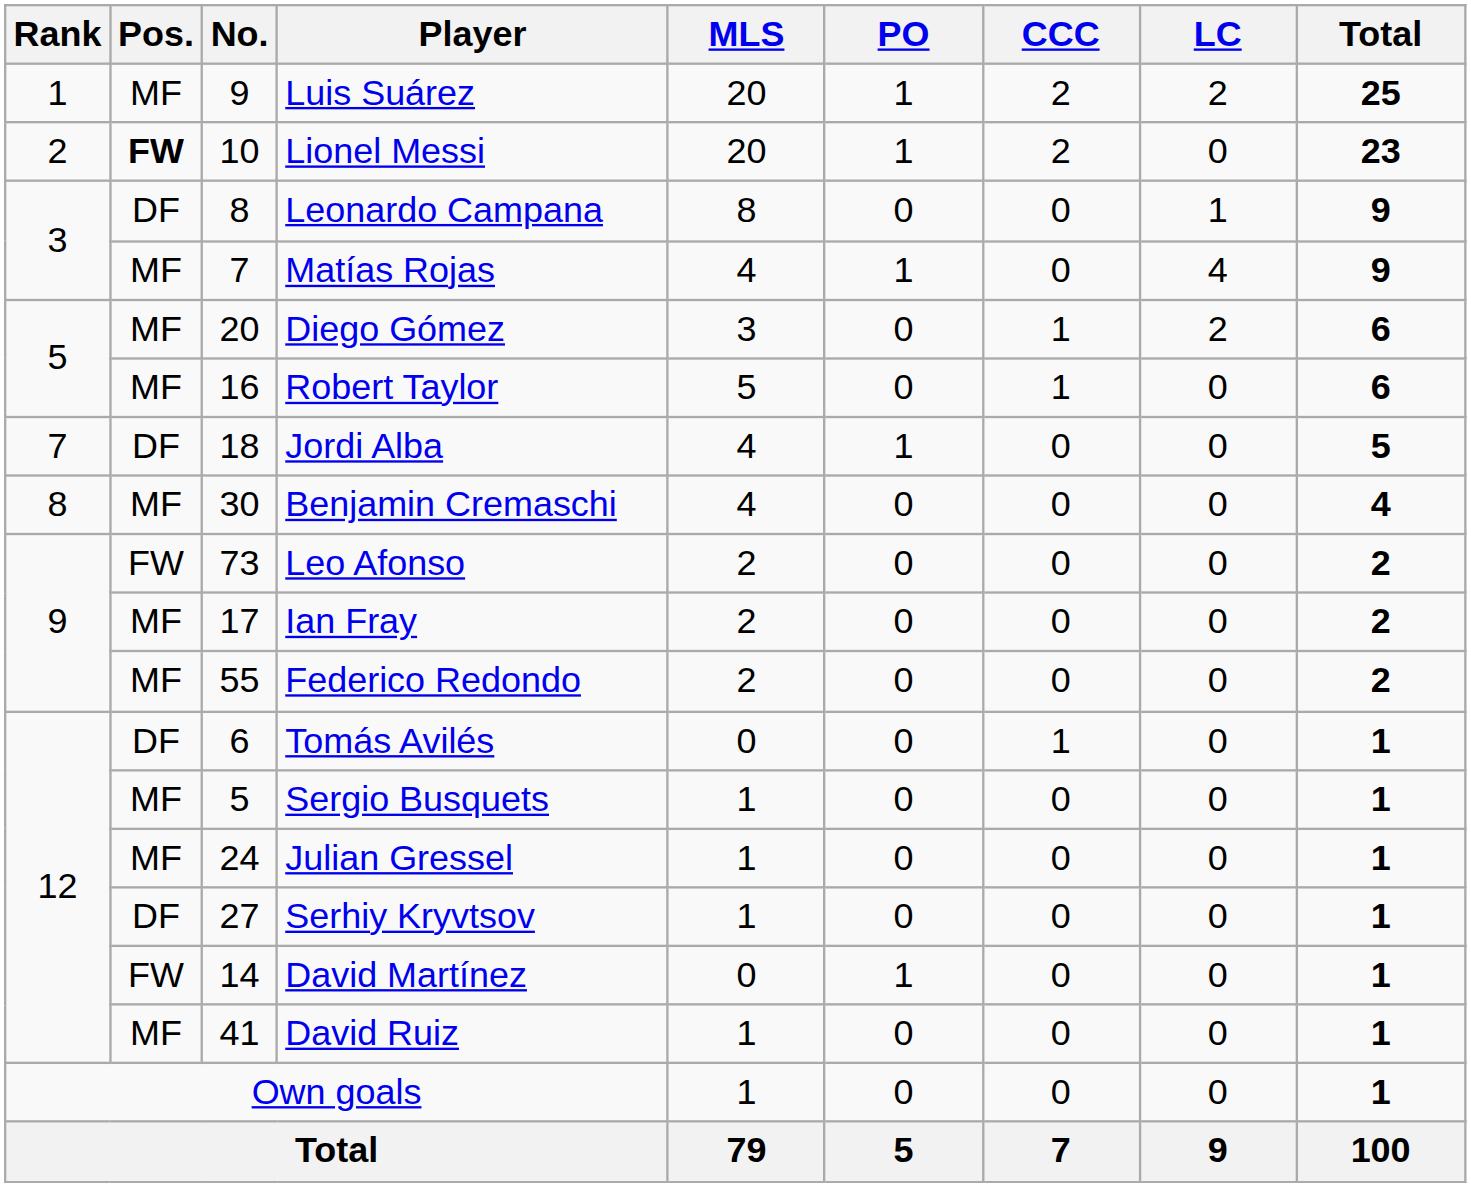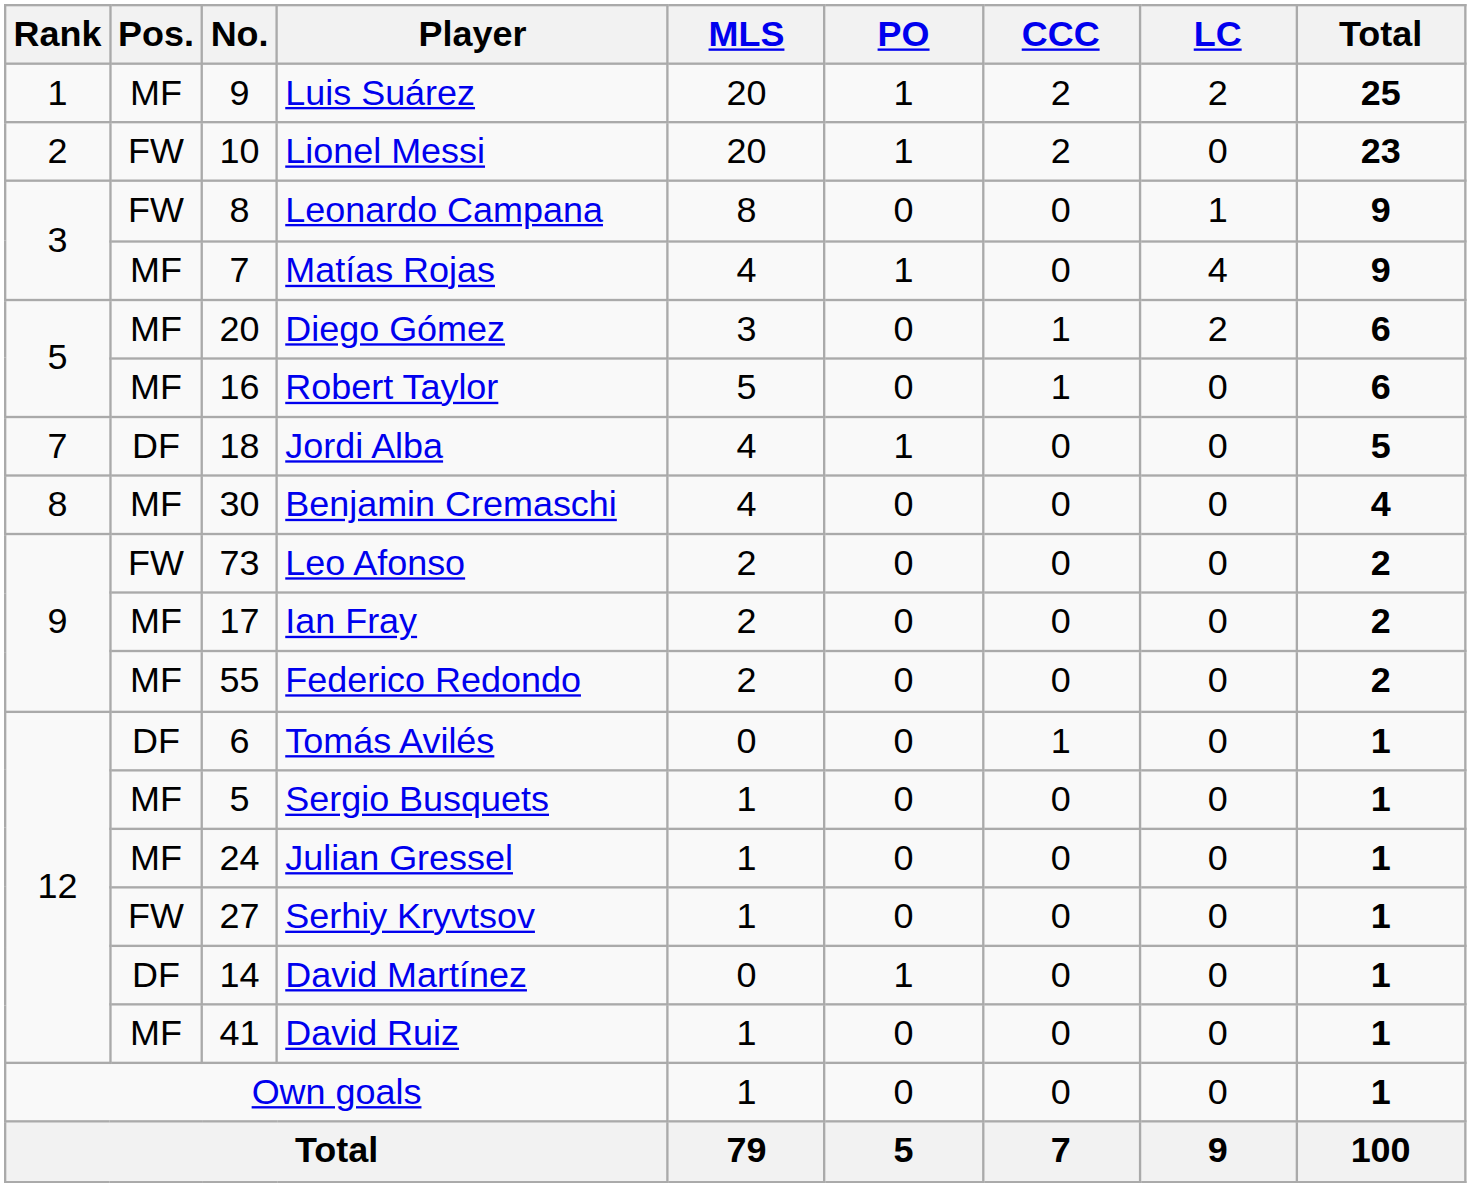(156, 151) bold -> (156, 151) normal
(156, 210) DF -> (156, 210) FW
(156, 916) DF -> (156, 916) FW
(156, 974) FW -> (156, 974) DF
